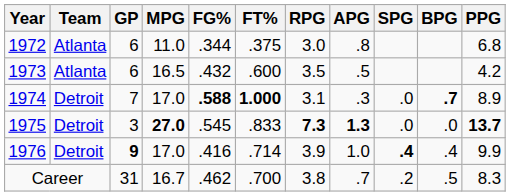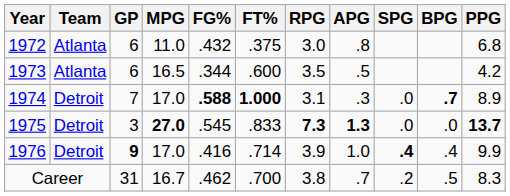(215, 45) .344 -> (215, 45) .432
(215, 72) .432 -> (215, 72) .344
